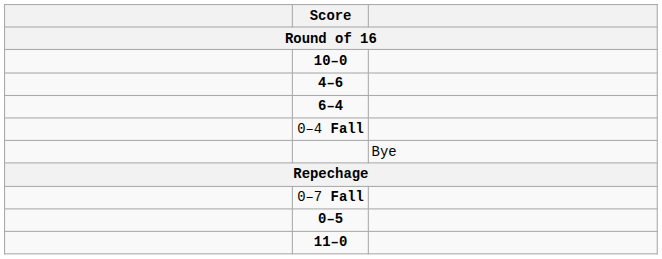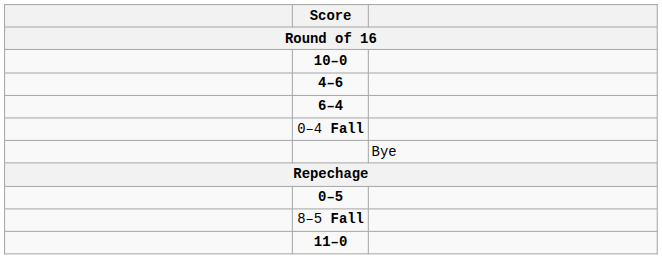- row: (331, 197)
+ row: (331, 220)
